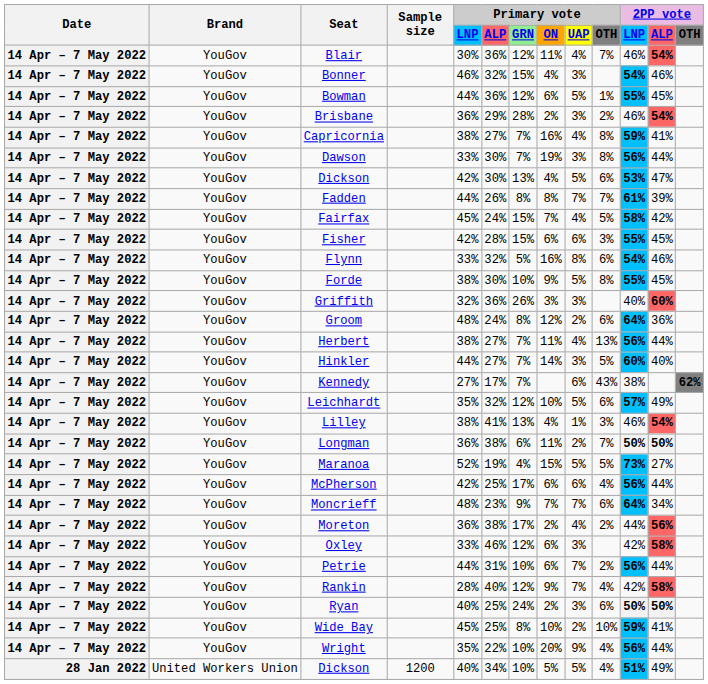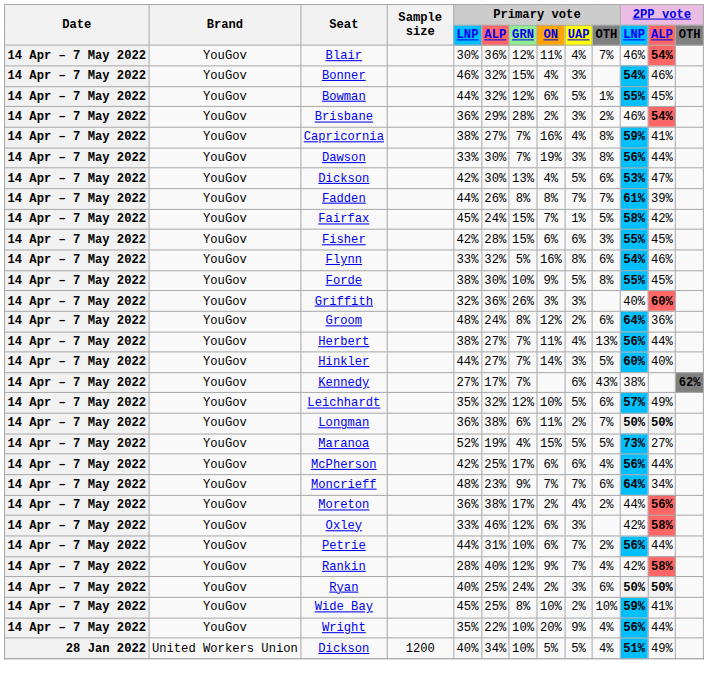(495, 96) 36% -> (495, 96) 32%
(579, 219) 4% -> (579, 219) 1%
- row: (77, 423)
